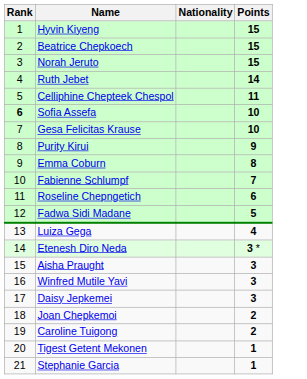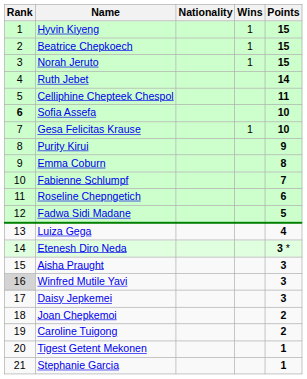+ column: (250, 12)
(20, 282) no background -> (20, 282) lightgrey background
